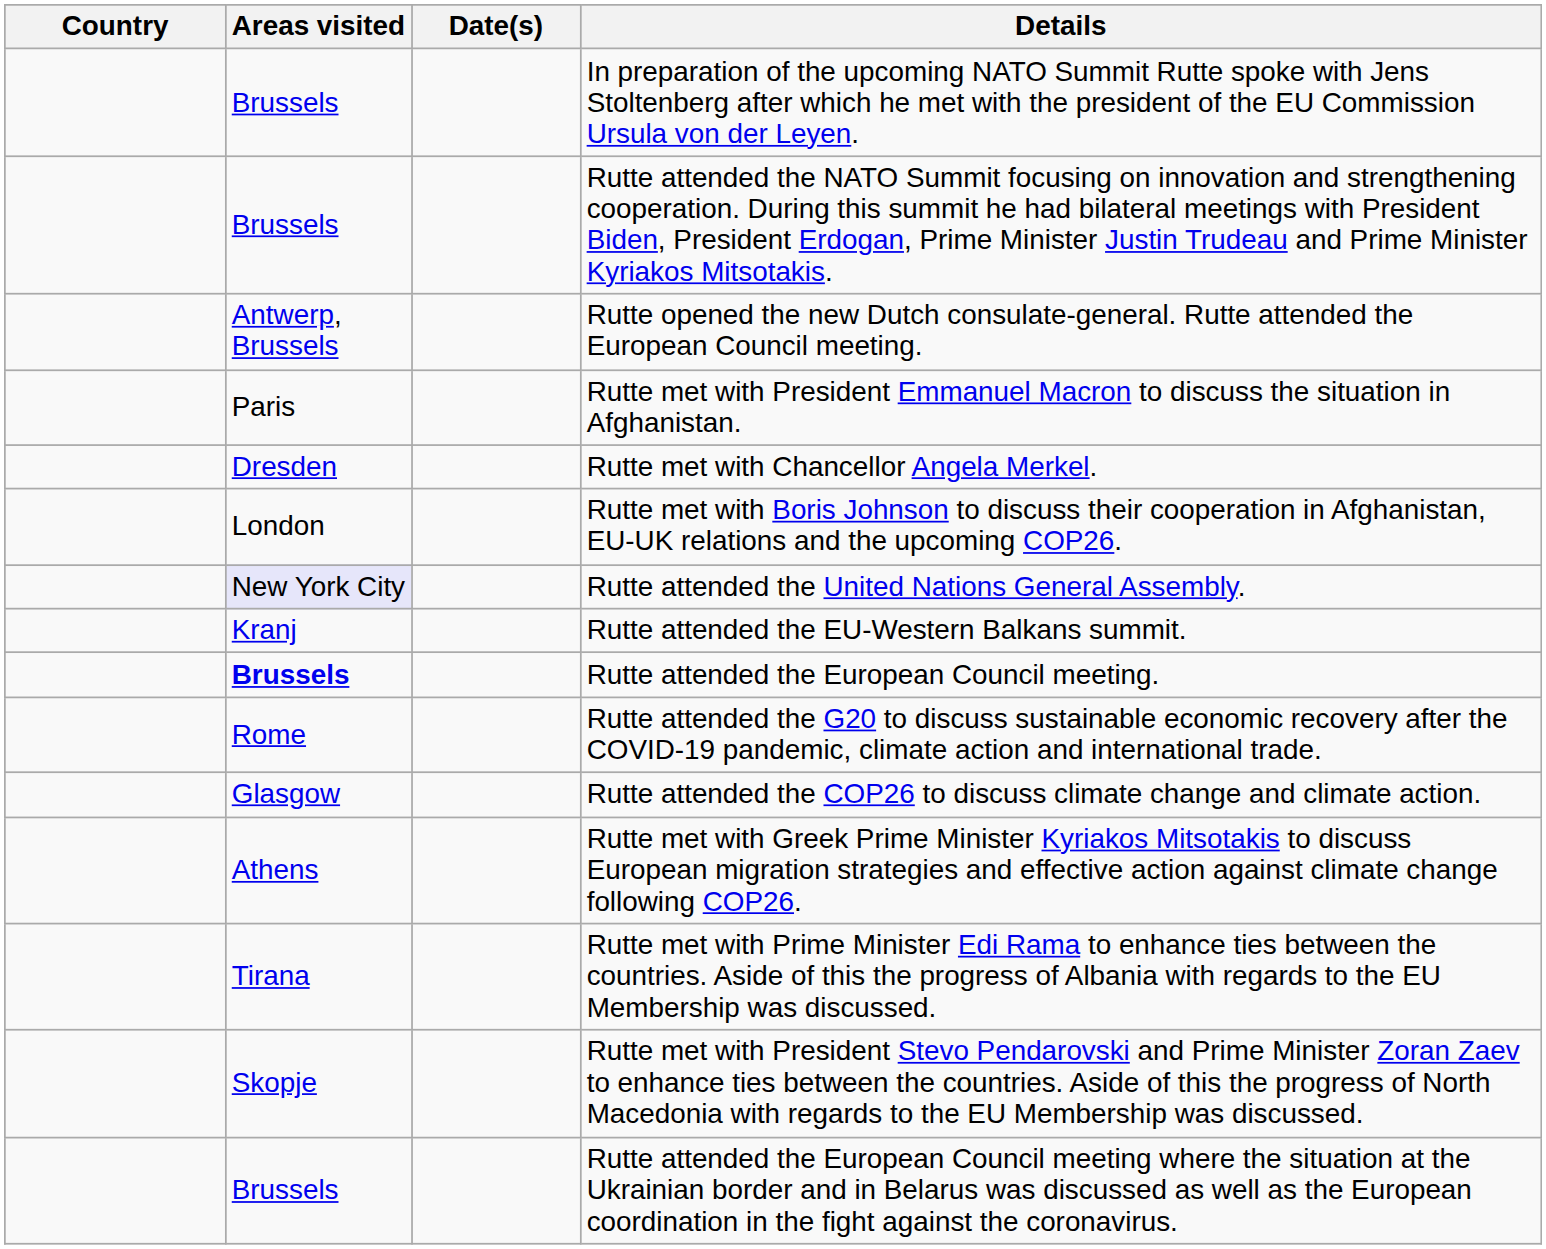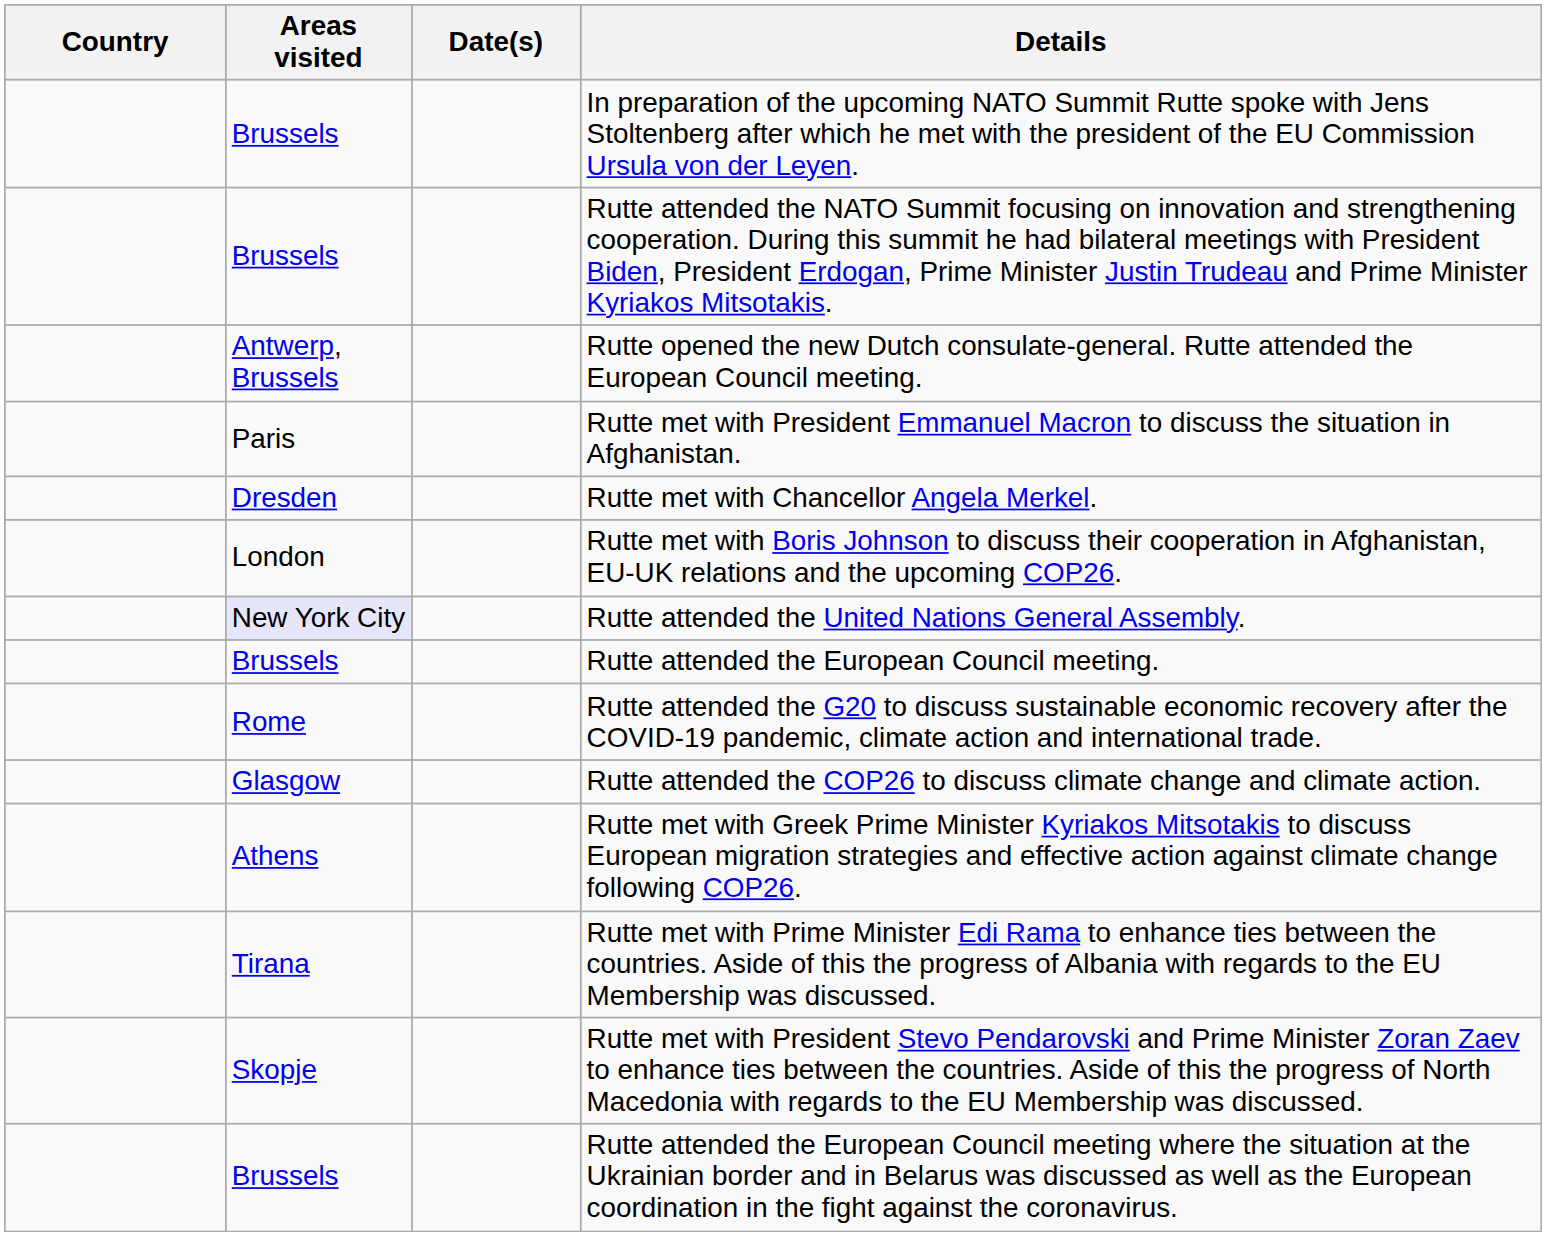- row: (887, 630)
(291, 674) bold -> (285, 661) normal
